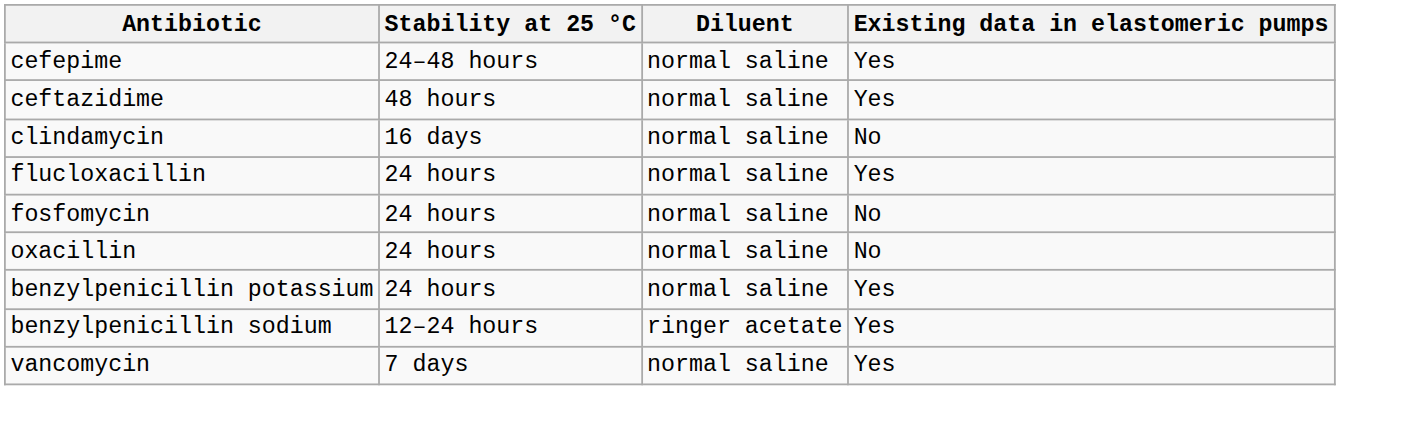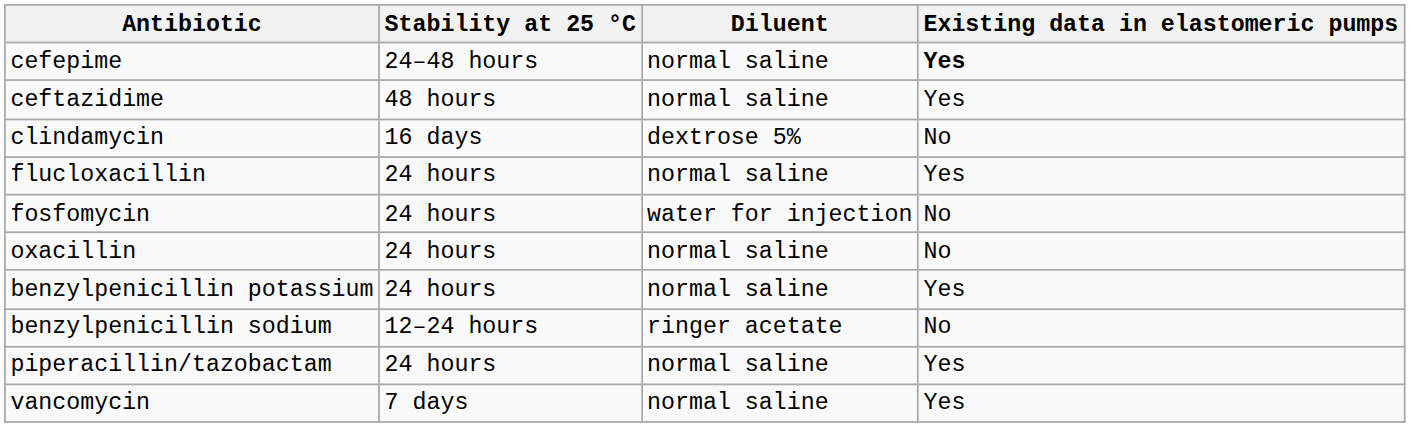(875, 62) normal -> (944, 62) bold
(738, 138) normal saline -> (724, 138) dextrose 5%
(738, 213) normal saline -> (780, 213) water for injection
(875, 327) Yes -> (937, 327) No
+ row: (171, 365)
